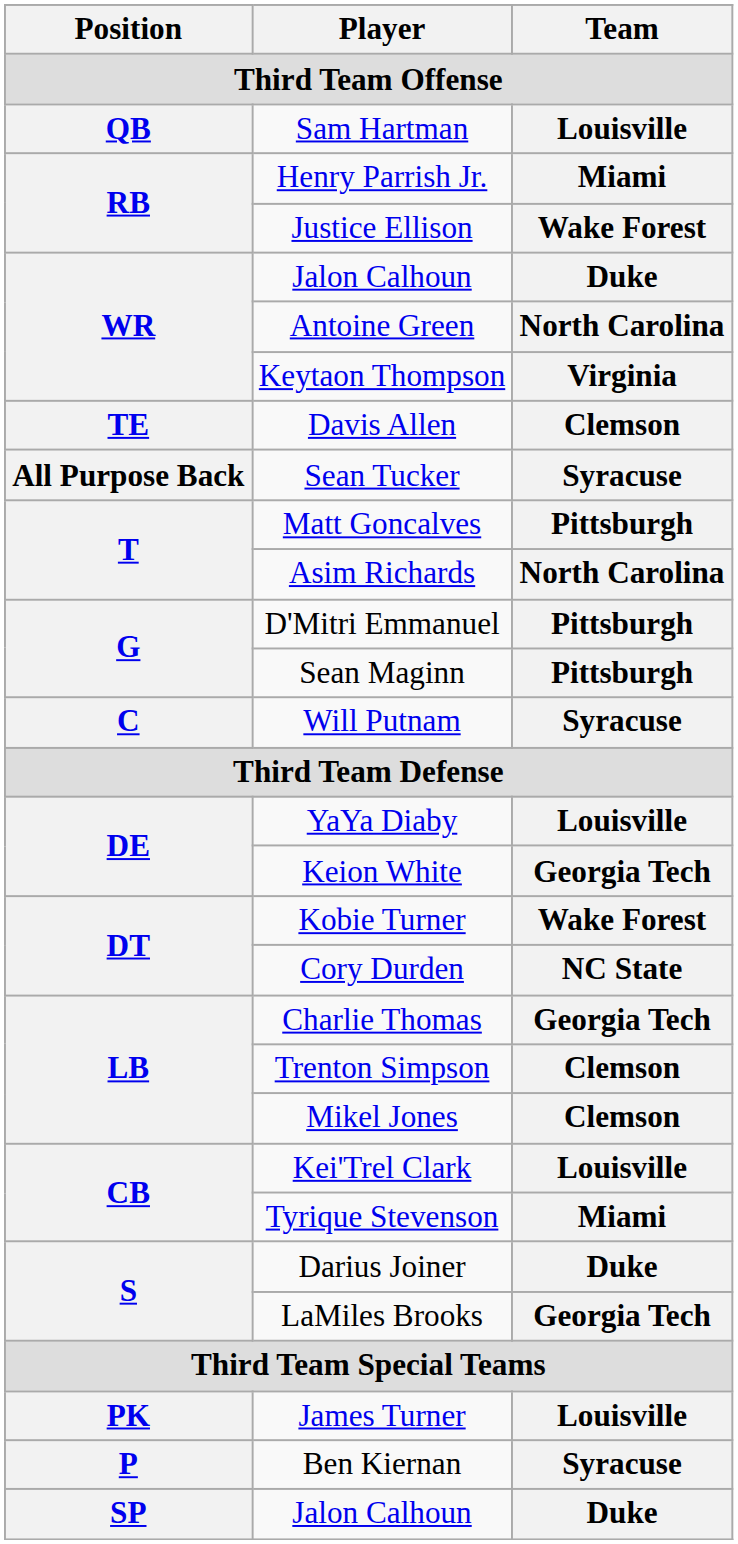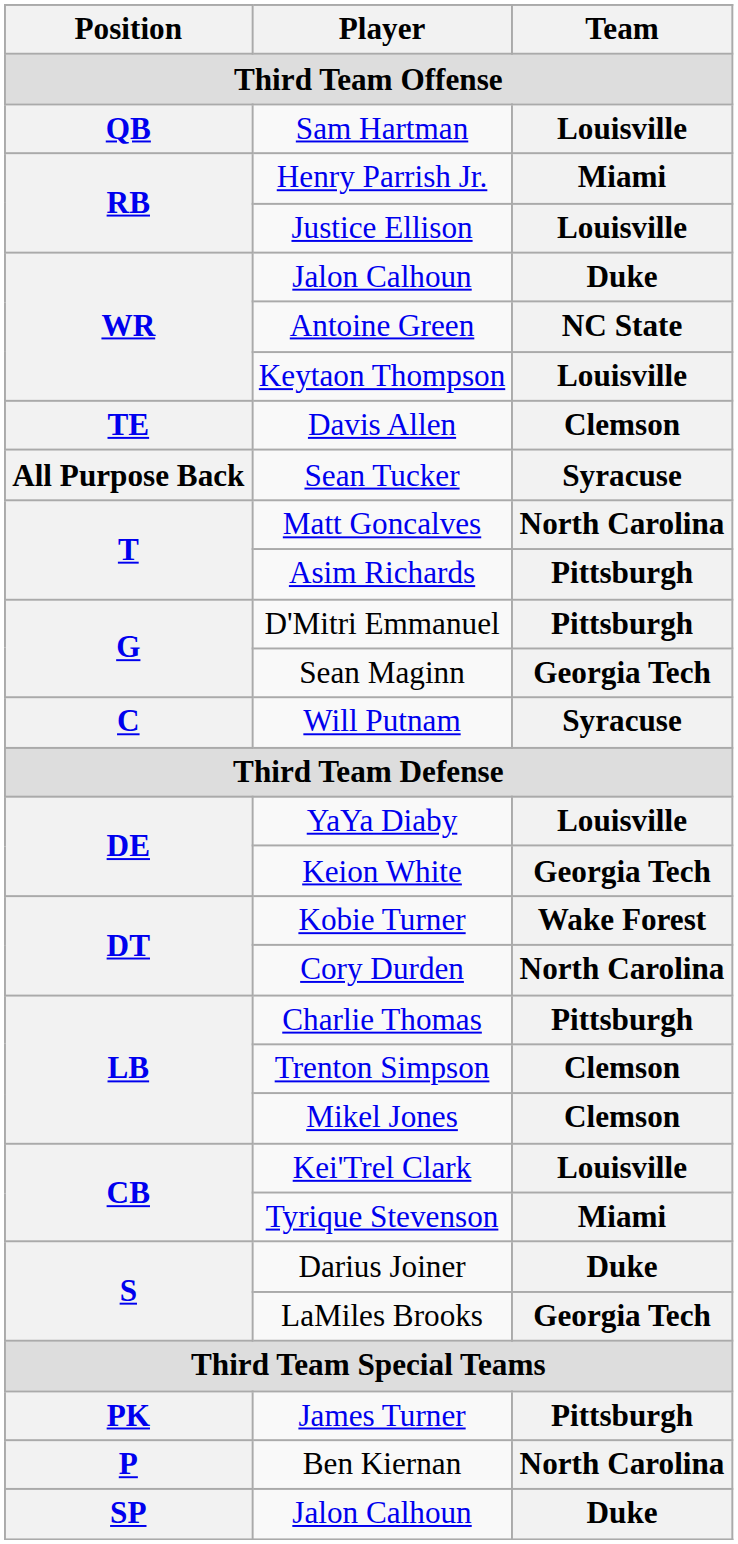(622, 227) Wake Forest -> (622, 227) Louisville
(622, 326) North Carolina -> (622, 326) NC State
(622, 375) Virginia -> (622, 375) Louisville
(622, 524) Pittsburgh -> (622, 524) North Carolina
(622, 573) North Carolina -> (622, 573) Pittsburgh
(622, 672) Pittsburgh -> (622, 672) Georgia Tech
(622, 969) NC State -> (622, 969) North Carolina
(622, 1018) Georgia Tech -> (622, 1018) Pittsburgh
(622, 1414) Louisville -> (622, 1414) Pittsburgh
(622, 1464) Syracuse -> (622, 1464) North Carolina
